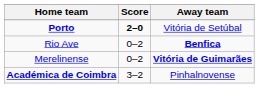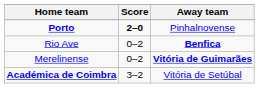(203, 28) Vitória de Setúbal -> (203, 28) Pinhalnovense
(203, 75) Pinhalnovense -> (203, 75) Vitória de Setúbal
